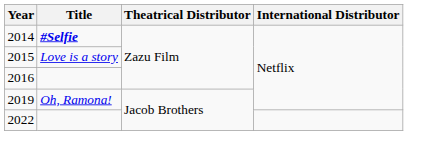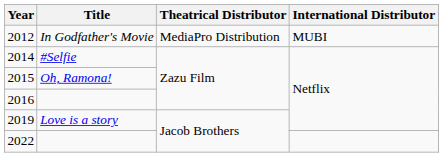+ row: (21, 36)
(59, 36) bold -> (58, 57) normal
(79, 57) Love is a story -> (76, 78) Oh, Ramona!
(76, 99) Oh, Ramona! -> (79, 120) Love is a story
